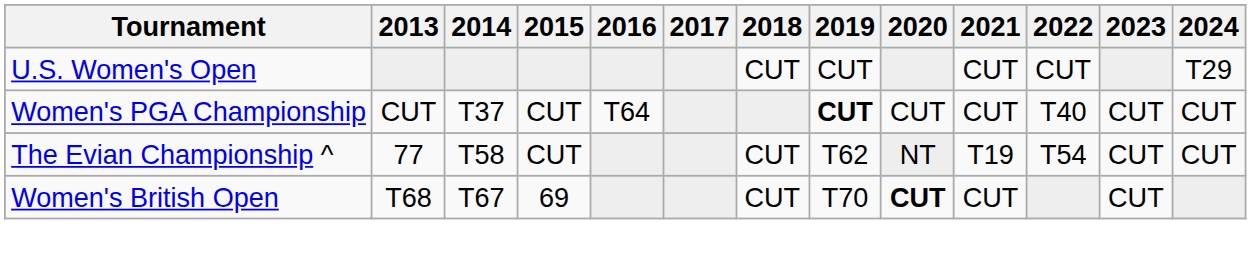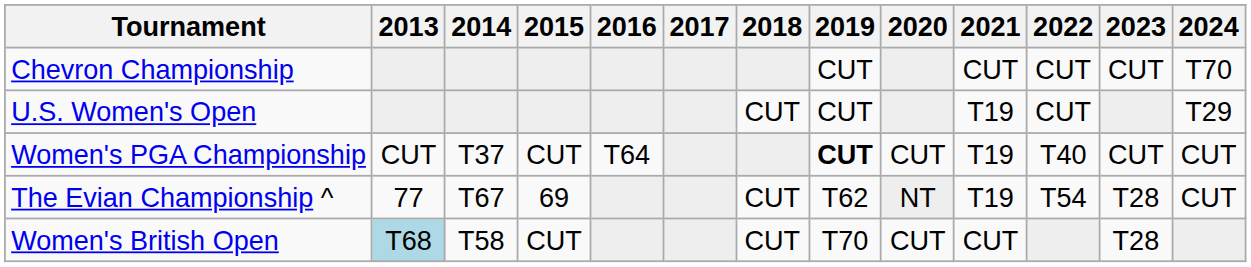+ row: (152, 69)
(990, 69) CUT -> (990, 112) T19
(990, 112) CUT -> (990, 155) T19
(481, 155) T58 -> (481, 198) T67
(554, 155) CUT -> (554, 198) 69
(1136, 155) CUT -> (1136, 198) T28
(409, 198) no background -> (409, 241) lightblue background
(481, 198) T67 -> (481, 241) T58
(554, 198) 69 -> (554, 241) CUT
(918, 198) bold -> (918, 241) normal
(1136, 198) CUT -> (1136, 241) T28
